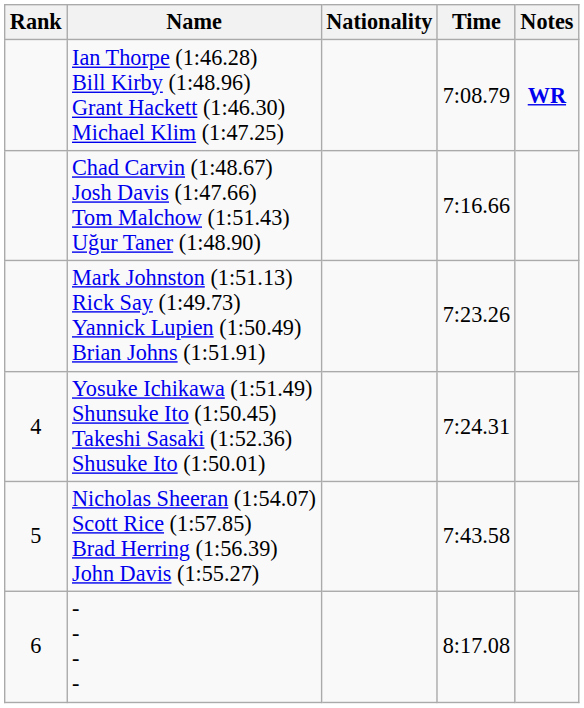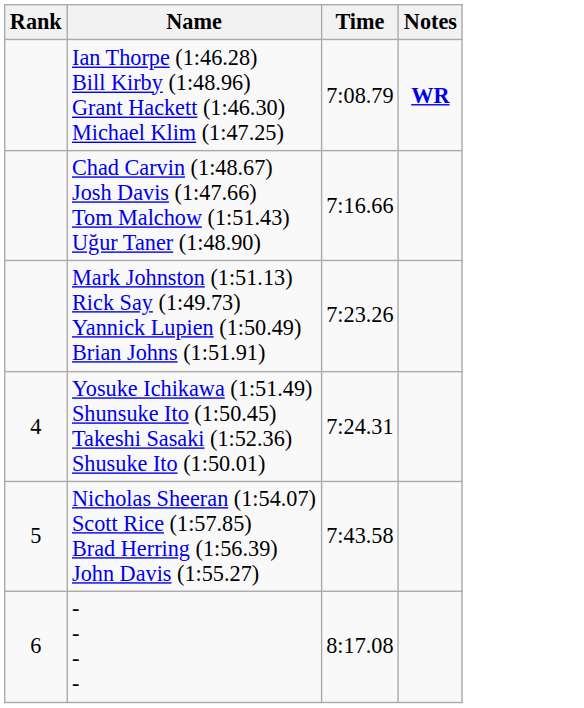- column: (379, 22)
